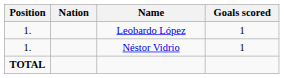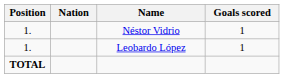rows swapped: (151, 30) <-> (151, 47)
